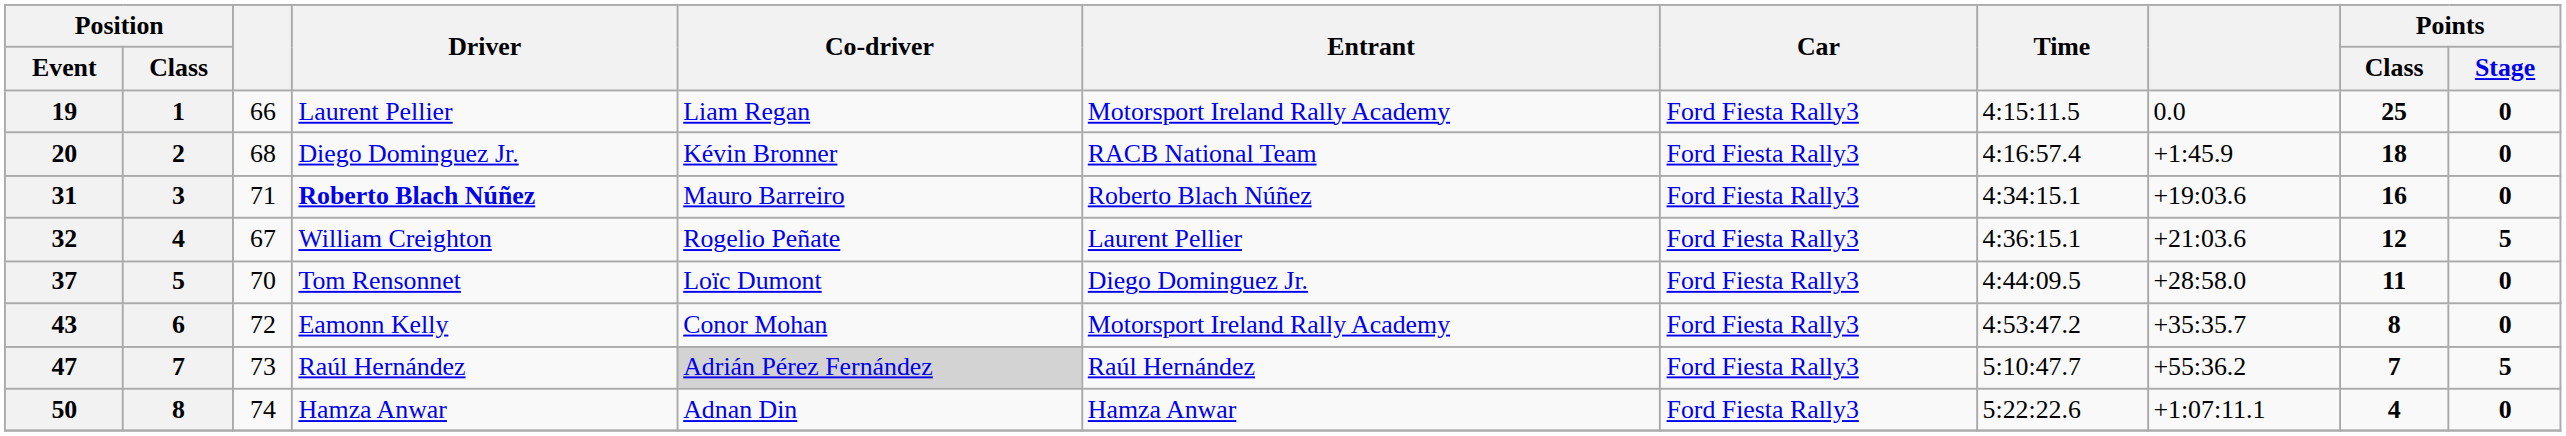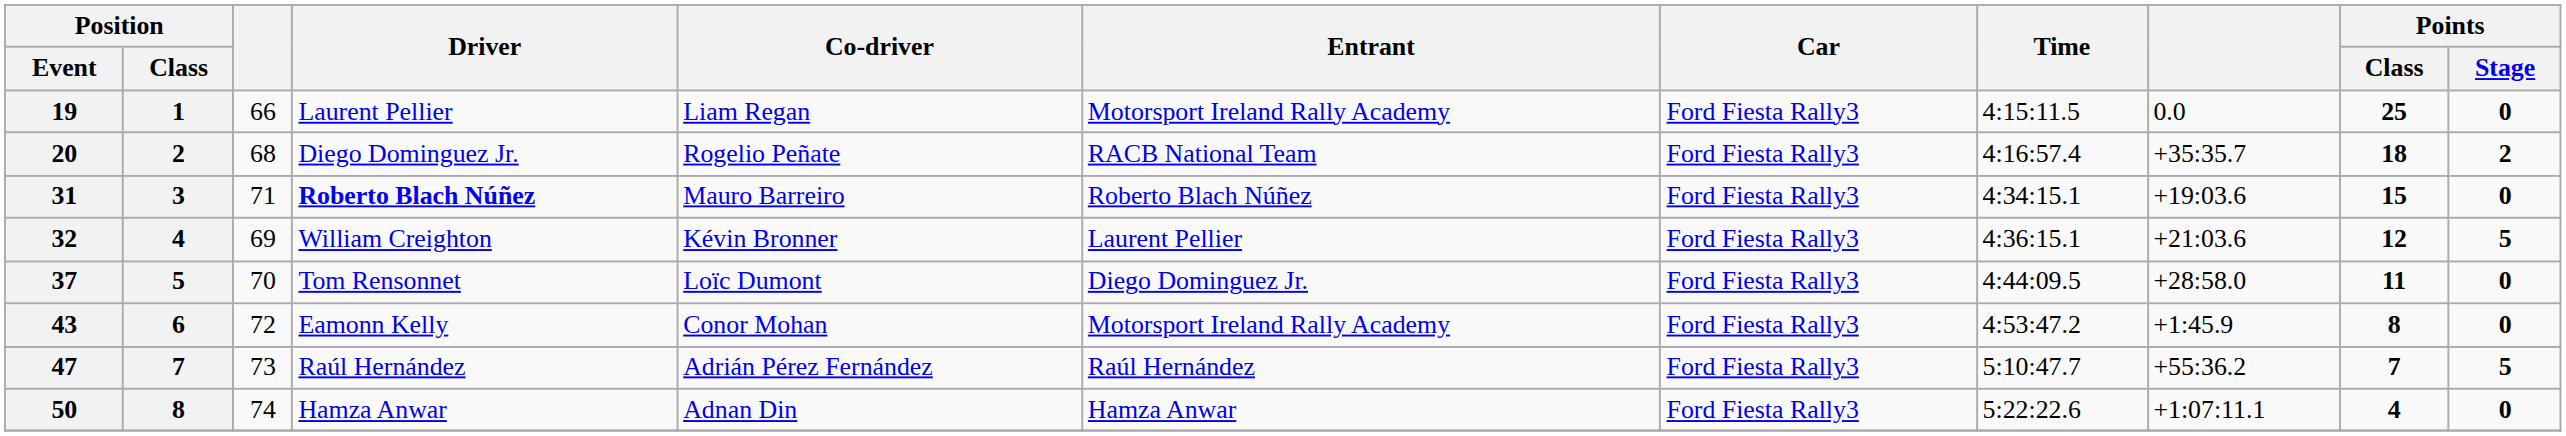(760, 153) Kévin Bronner -> (762, 153) Rogelio Peñate
(2193, 153) +1:45.9 -> (2200, 153) +35:35.7
(2505, 153) 0 -> (2505, 153) 2
(2394, 195) 16 -> (2394, 195) 15
(263, 238) 67 -> (263, 238) 69
(762, 238) Rogelio Peñate -> (760, 238) Kévin Bronner
(2200, 323) +35:35.7 -> (2193, 323) +1:45.9
(808, 366) lightgrey background -> (808, 366) no background
